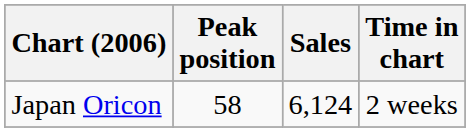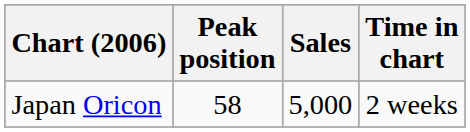(320, 103) 6,124 -> (320, 103) 5,000
